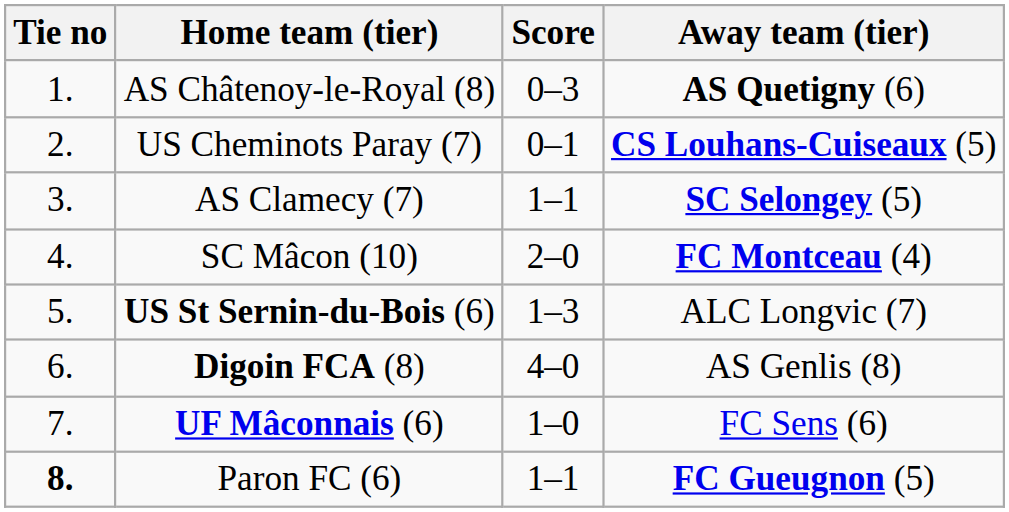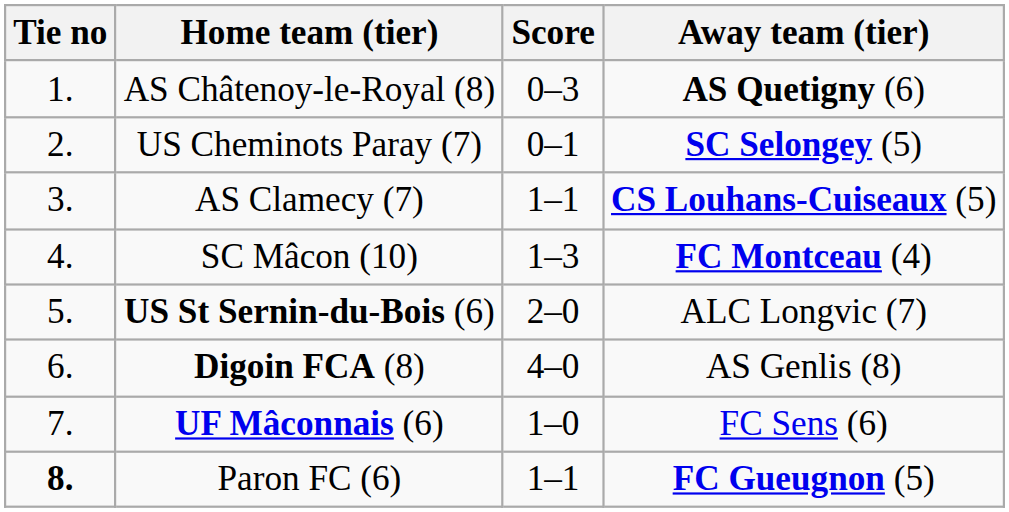(804, 144) CS Louhans-Cuiseaux (5) -> (804, 144) SC Selongey (5)
(804, 199) SC Selongey (5) -> (804, 199) CS Louhans-Cuiseaux (5)
(553, 255) 2–0 -> (553, 255) 1–3
(553, 311) 1–3 -> (553, 311) 2–0
